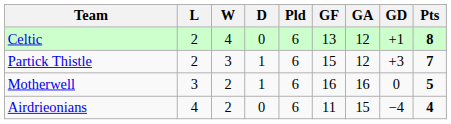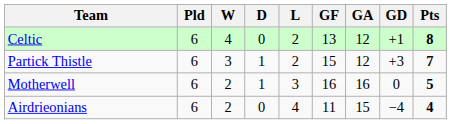columns swapped: (295, 15) <-> (194, 15)
